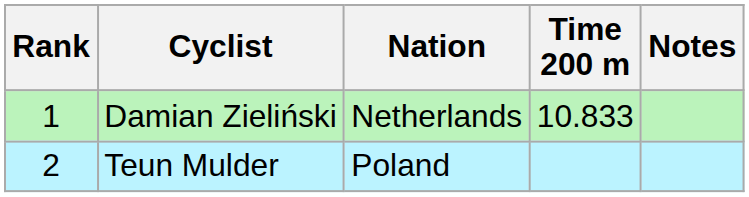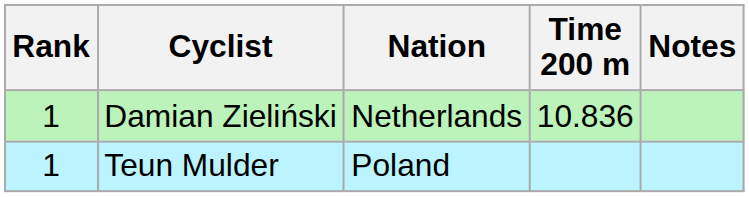(585, 115) 10.833 -> (585, 115) 10.836
(51, 165) 2 -> (51, 165) 1
